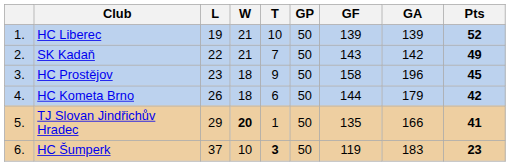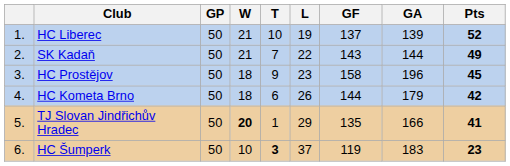columns swapped: (305, 14) <-> (215, 14)
(351, 34) 139 -> (351, 34) 137
(413, 55) 142 -> (413, 55) 144
